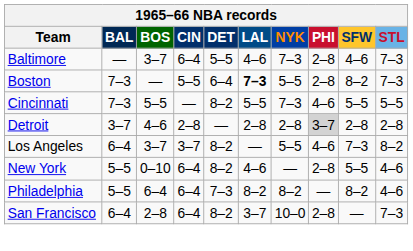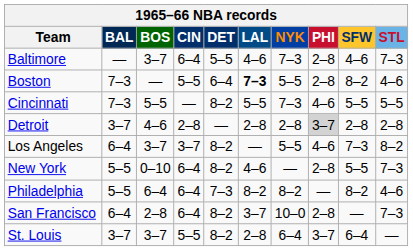(392, 81) 7–3 -> (392, 81) 4–6
(392, 169) 4–6 -> (392, 169) 7–3
+ row: (35, 235)
